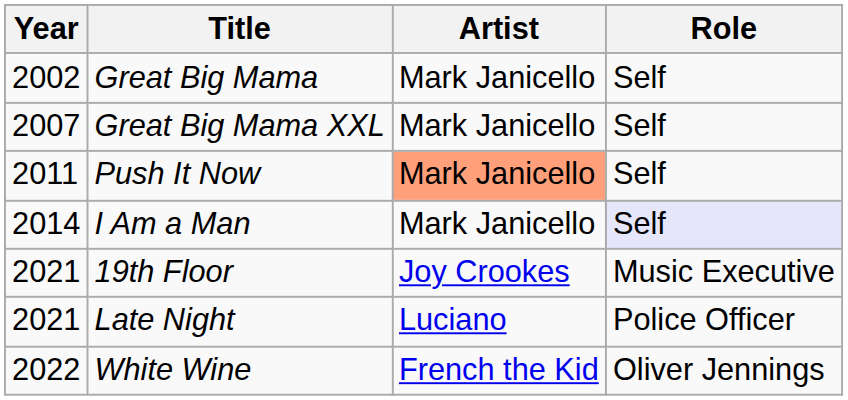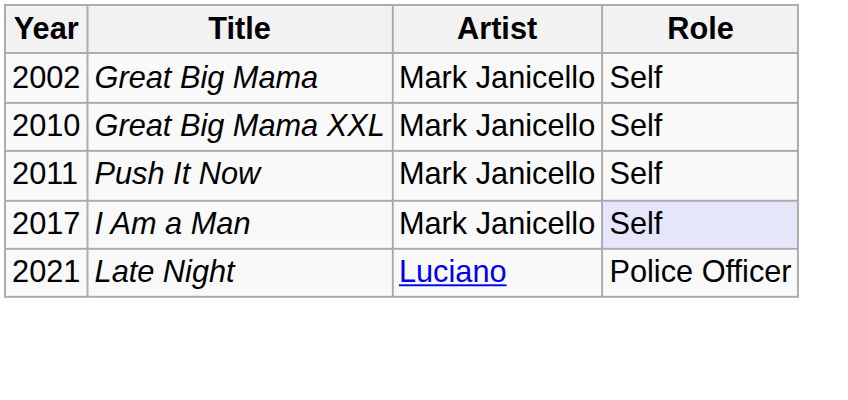(46, 126) 2007 -> (46, 126) 2010
(497, 175) lightsalmon background -> (497, 175) no background
(46, 223) 2014 -> (46, 223) 2017
- row: (164, 272)
- row: (173, 369)
